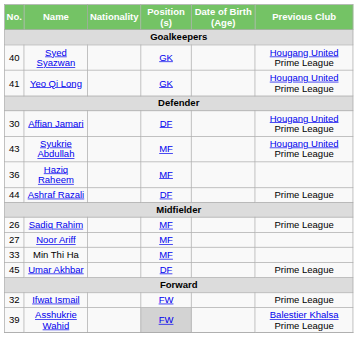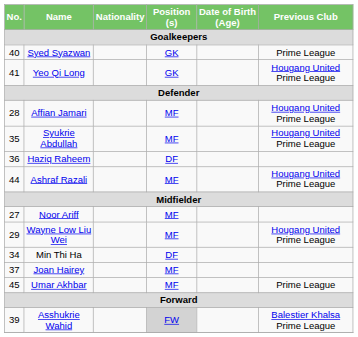(304, 57) Hougang United Prime League -> (306, 52) Prime League
(14, 123) 30 -> (14, 113) 28
(166, 123) DF -> (172, 113) MF
(14, 149) 43 -> (14, 138) 35
(166, 174) MF -> (172, 158) DF
(166, 194) DF -> (172, 179) MF
(304, 194) Prime League -> (306, 179) Hougang United Prime League
- row: (56, 225)
+ row: (59, 234)
(14, 255) 33 -> (14, 255) 34
(166, 255) MF -> (172, 255) DF
+ row: (59, 270)
(166, 270) DF -> (172, 285) MF
- row: (56, 300)
